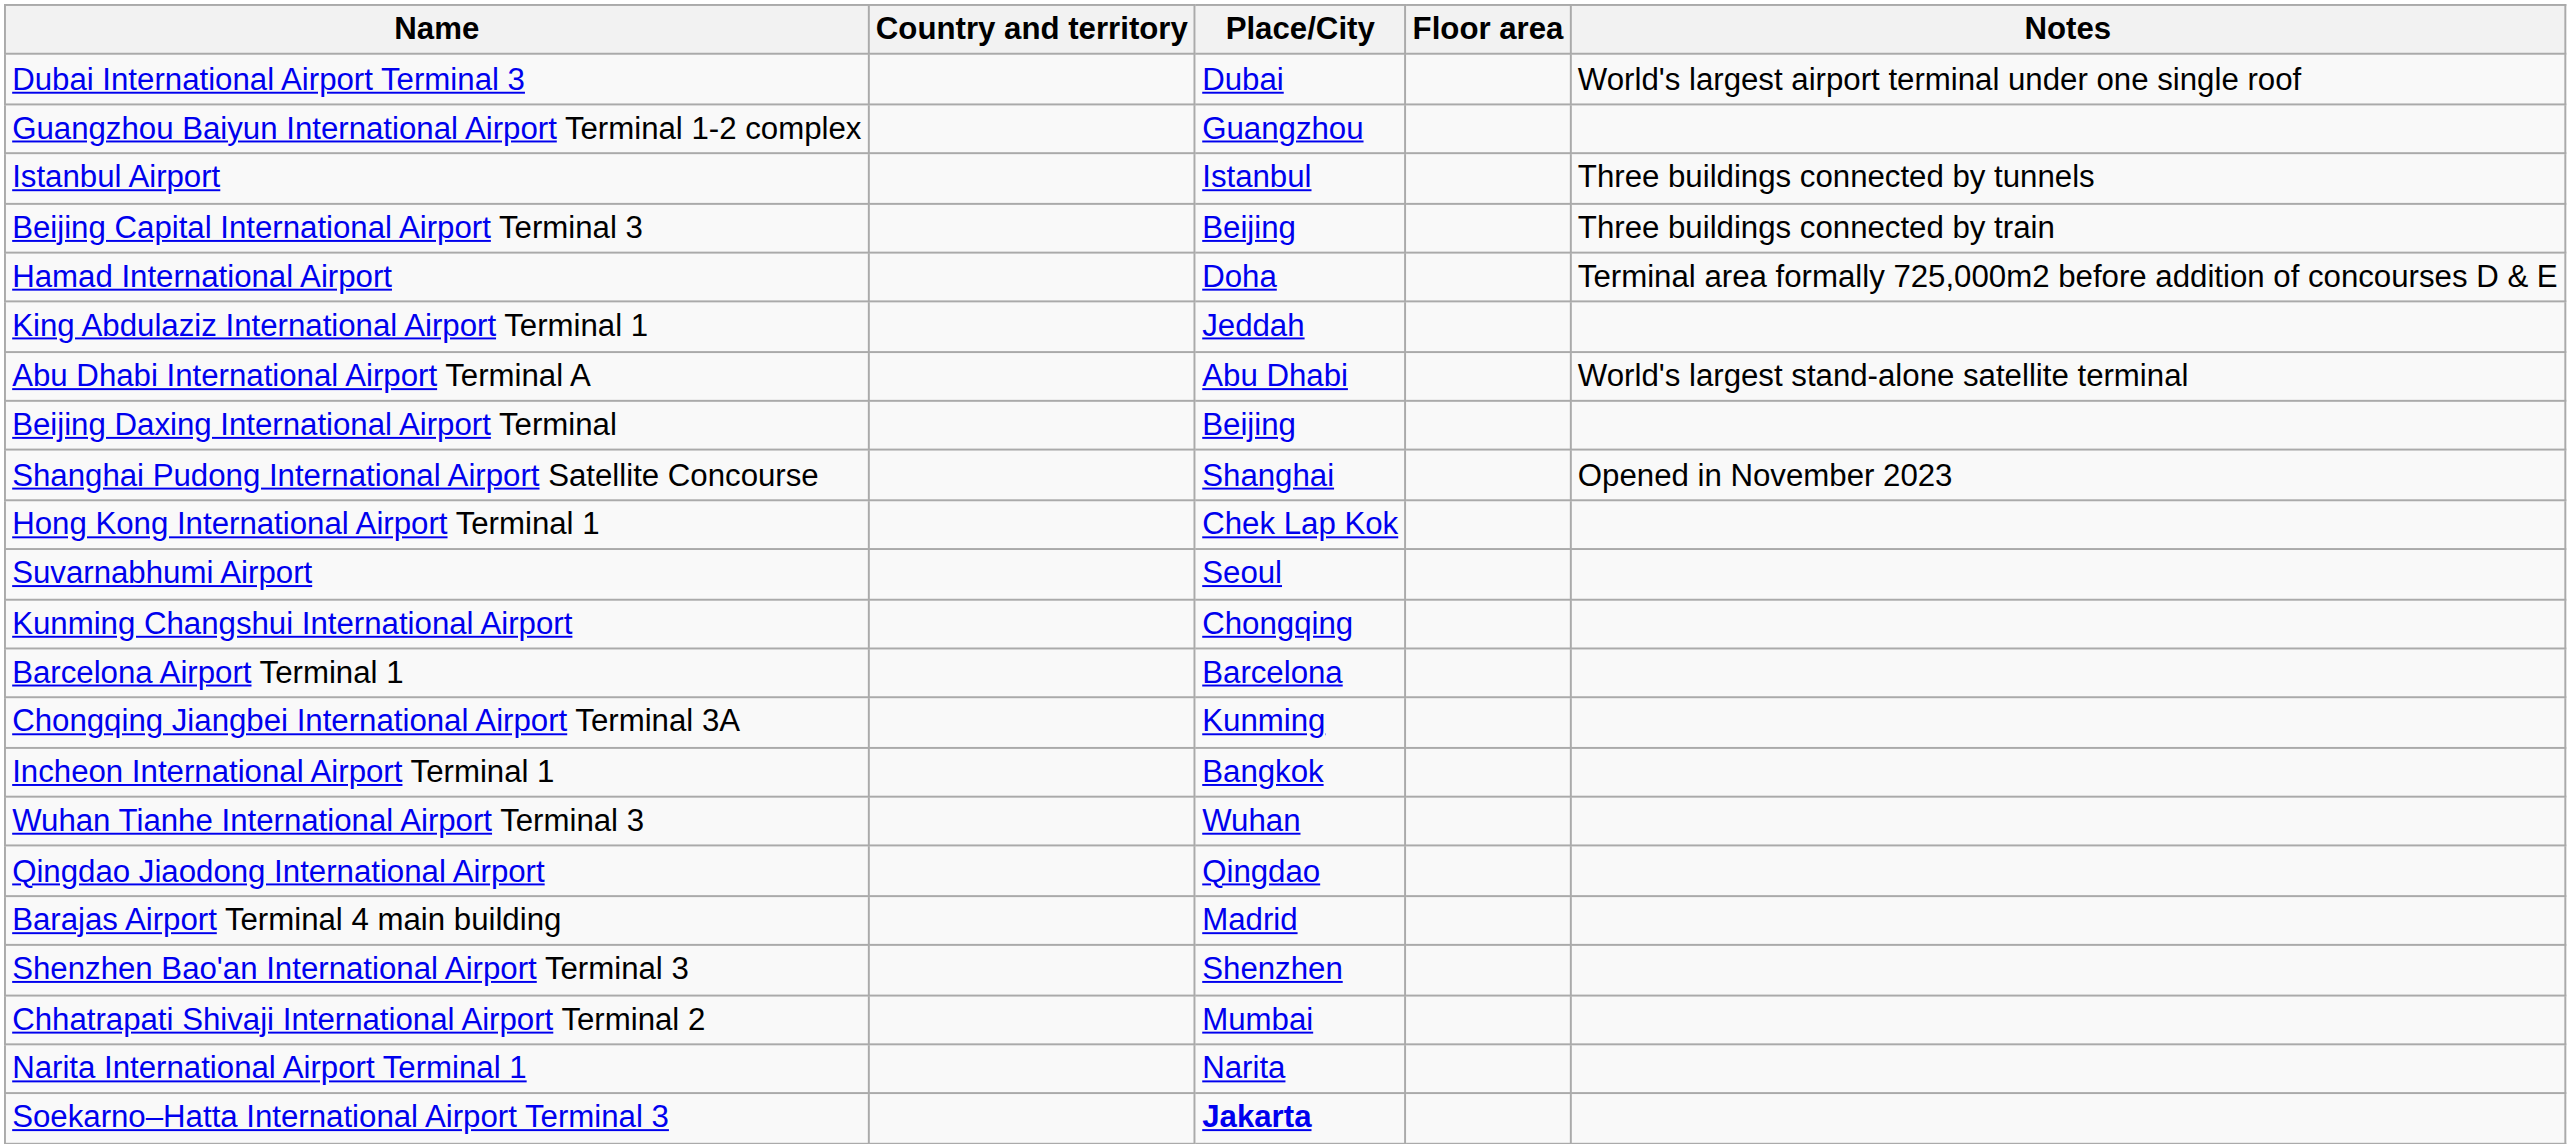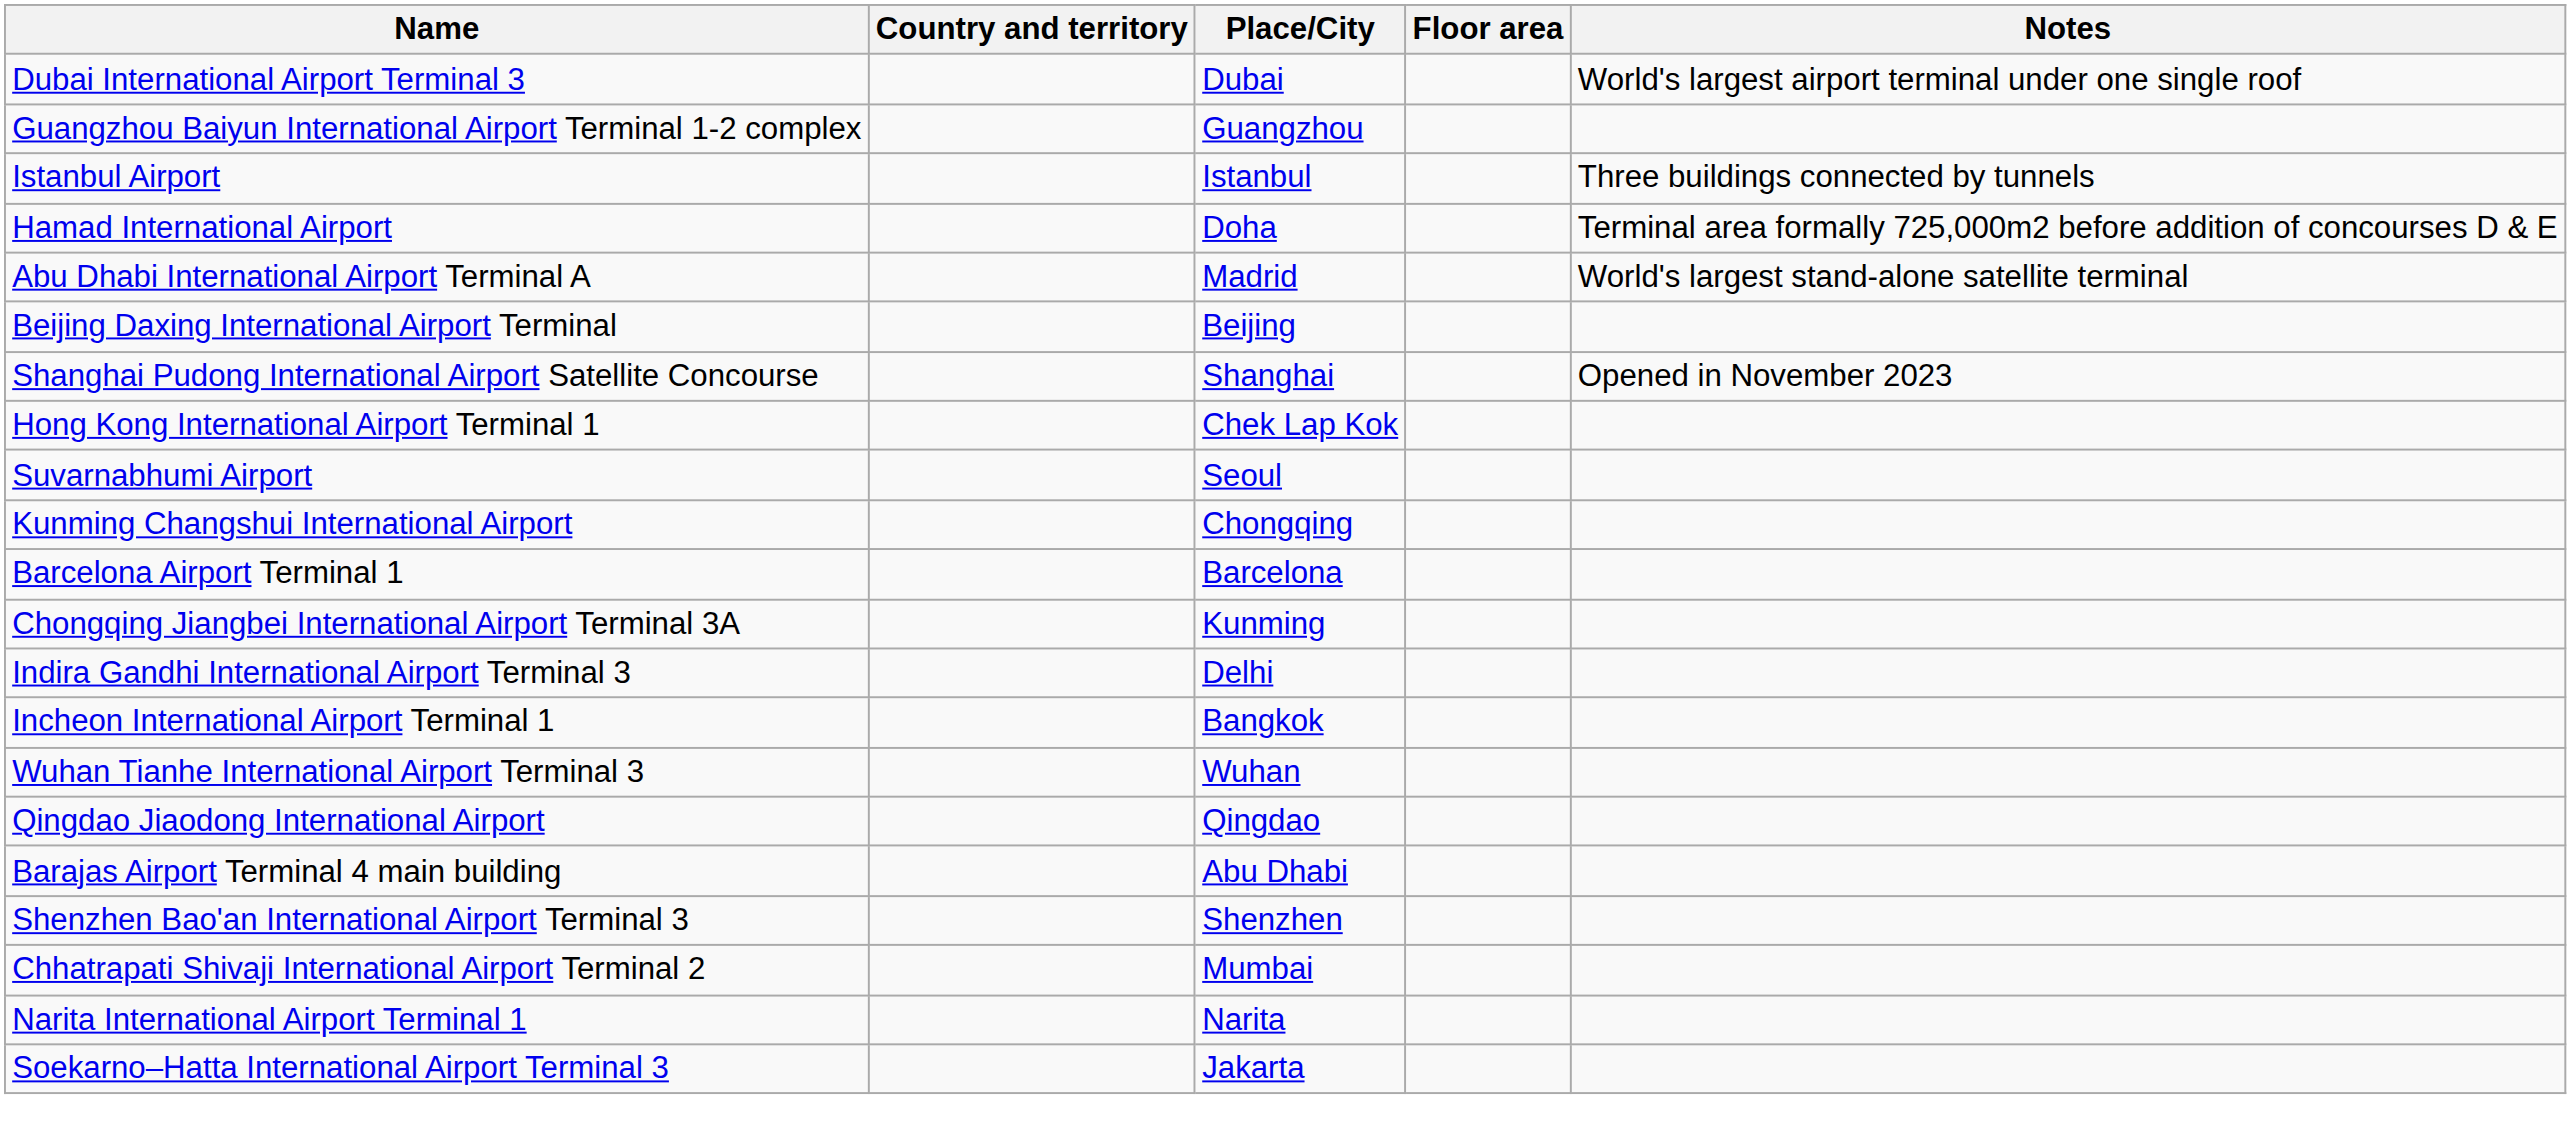- row: (328, 227)
- row: (330, 326)
(1275, 375) Abu Dhabi -> (1250, 276) Madrid
+ row: (321, 672)
(1250, 919) Madrid -> (1275, 870) Abu Dhabi
(1257, 1117) bold -> (1253, 1068) normal
